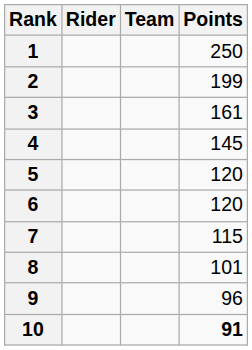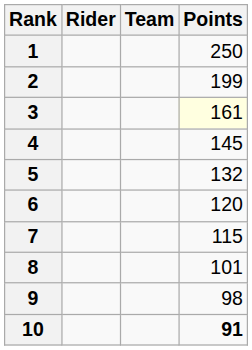(227, 112) no background -> (227, 112) lightyellow background
(227, 174) 120 -> (227, 174) 132
(232, 298) 96 -> (232, 298) 98
